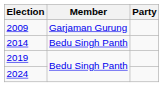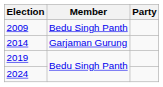(88, 27) Garjaman Gurung -> (88, 27) Bedu Singh Panth
(88, 43) Bedu Singh Panth -> (88, 43) Garjaman Gurung
